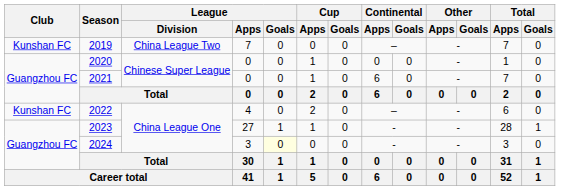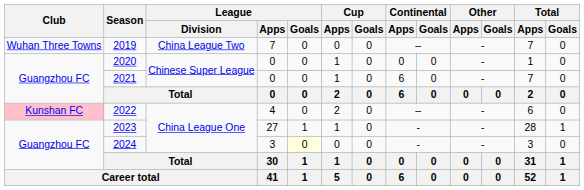(42, 45) Kunshan FC -> (54, 45) Wuhan Three Towns
(42, 111) no background -> (54, 111) pink background
